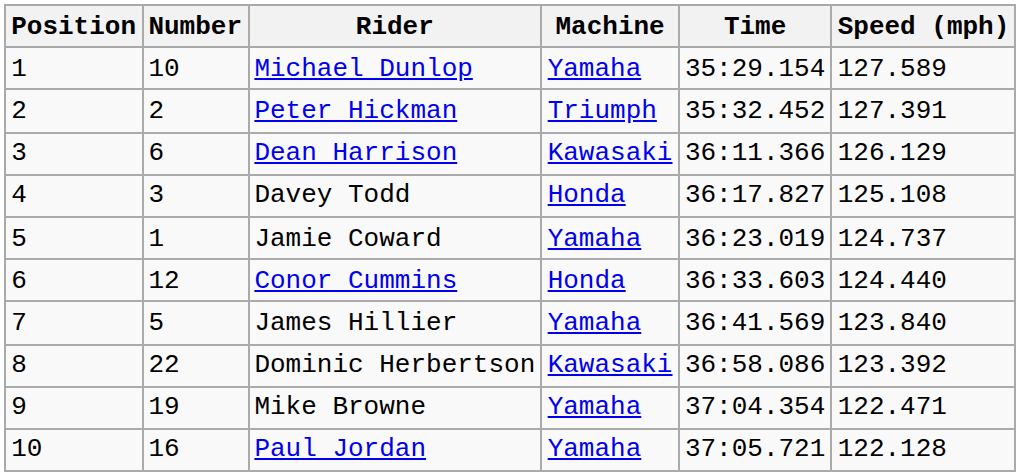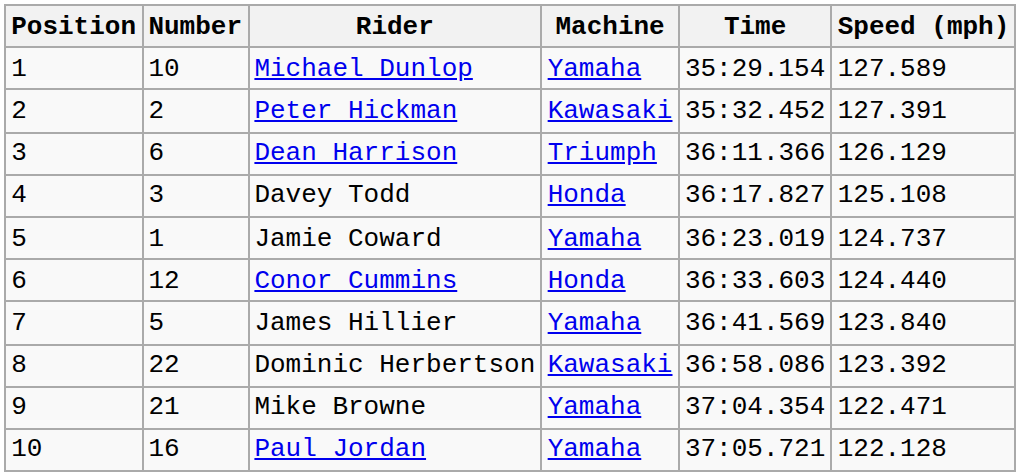(602, 111) Triumph -> (610, 111) Kawasaki
(610, 153) Kawasaki -> (602, 153) Triumph
(164, 408) 19 -> (164, 408) 21
